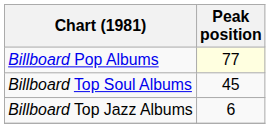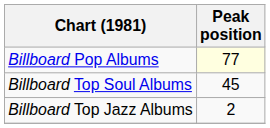(231, 110) 6 -> (231, 110) 2
